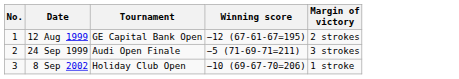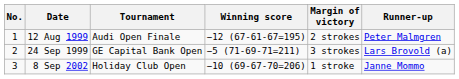+ column: (408, 17)
(147, 37) GE Capital Bank Open -> (136, 37) Audi Open Finale
(136, 52) Audi Open Finale -> (147, 52) GE Capital Bank Open
